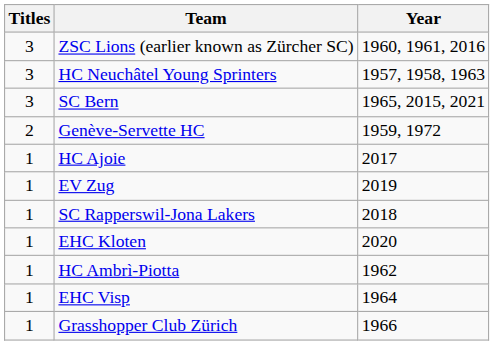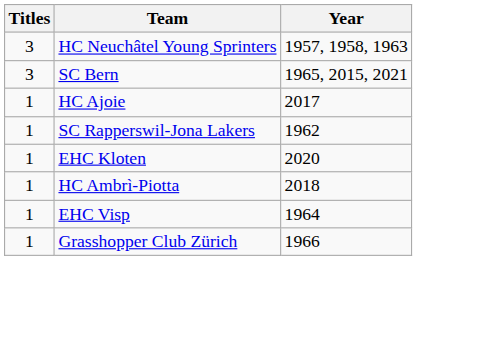- row: (206, 46)
- row: (132, 130)
- row: (86, 185)
(379, 213) 2018 -> (302, 130) 1962
(379, 269) 1962 -> (302, 185) 2018
